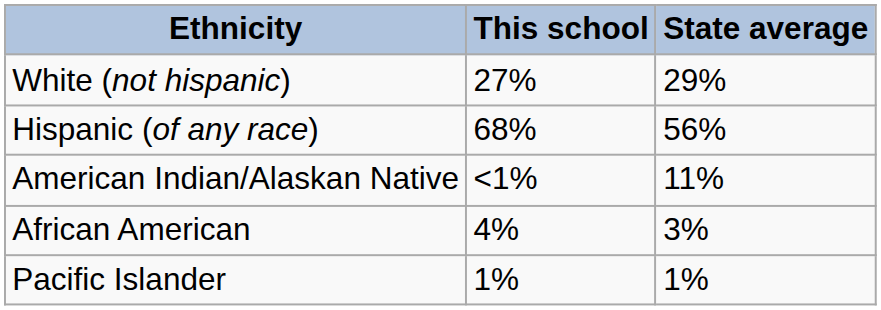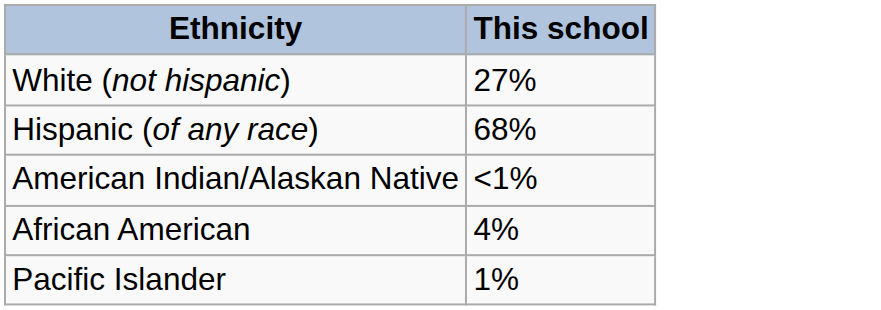- column: (766, 29)
